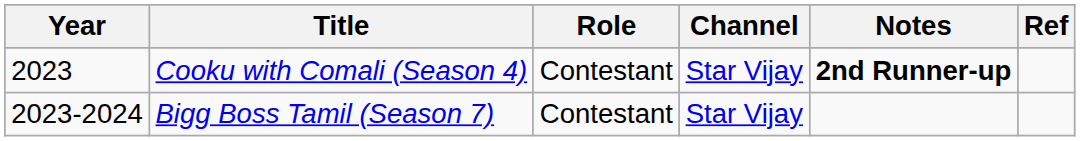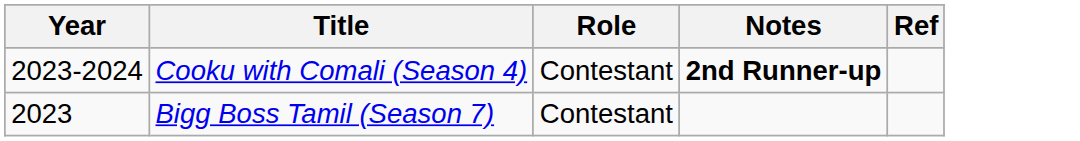- column: (744, 26)
(42, 69) 2023 -> (77, 69) 2023-2024
(77, 113) 2023-2024 -> (42, 113) 2023
